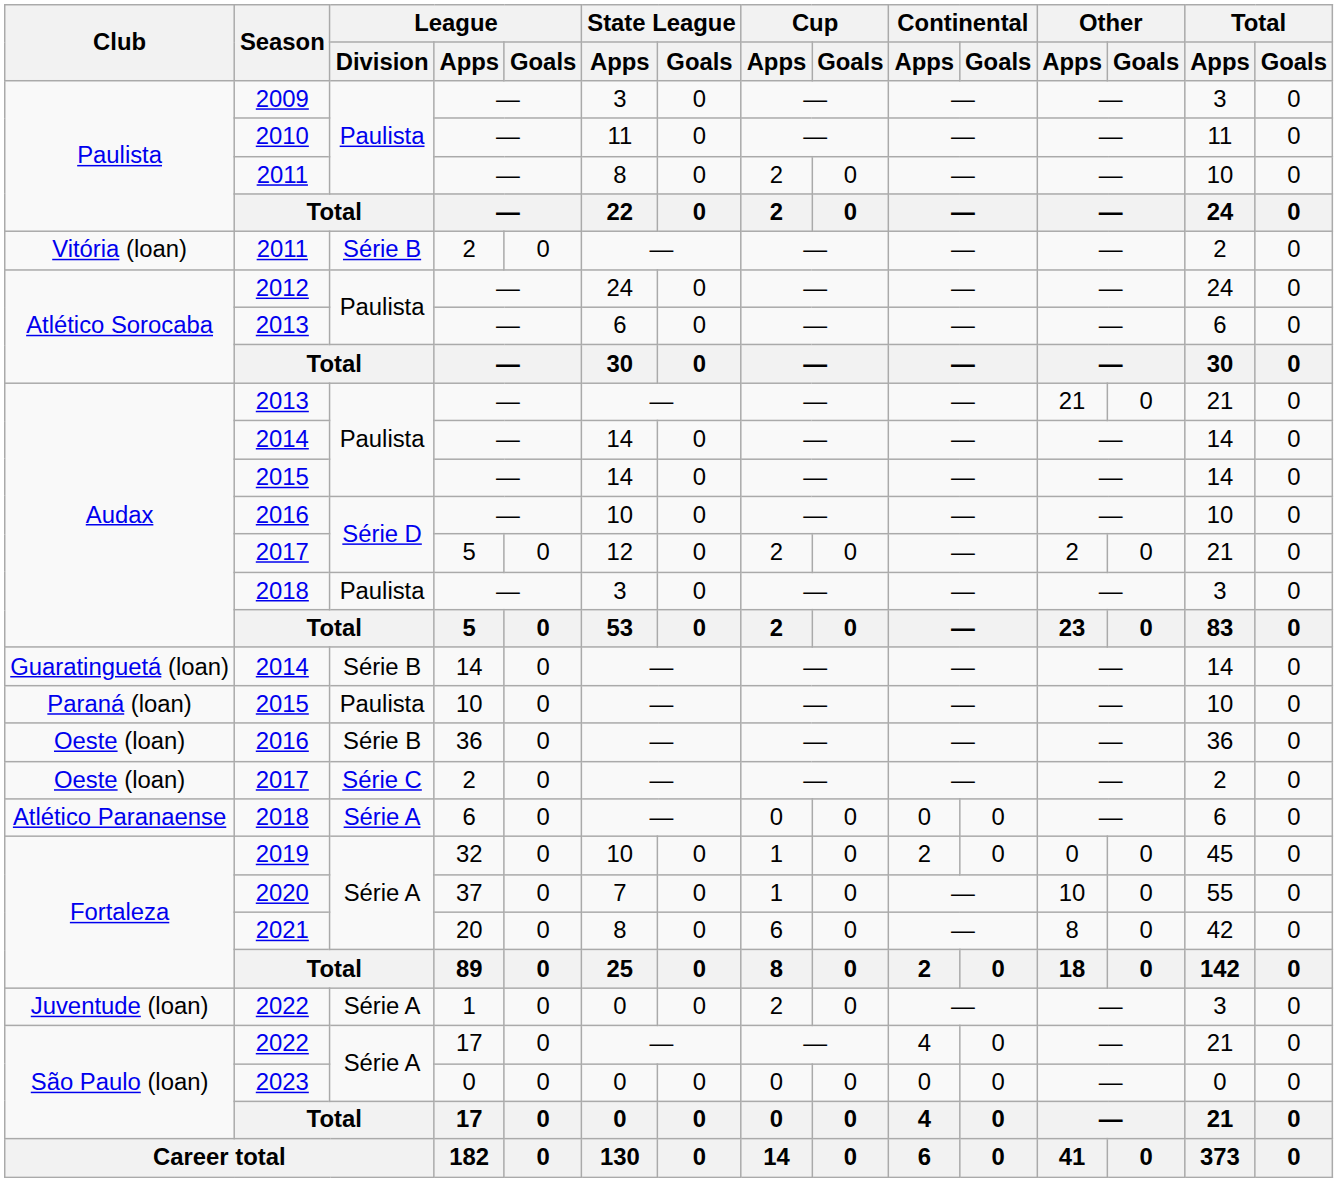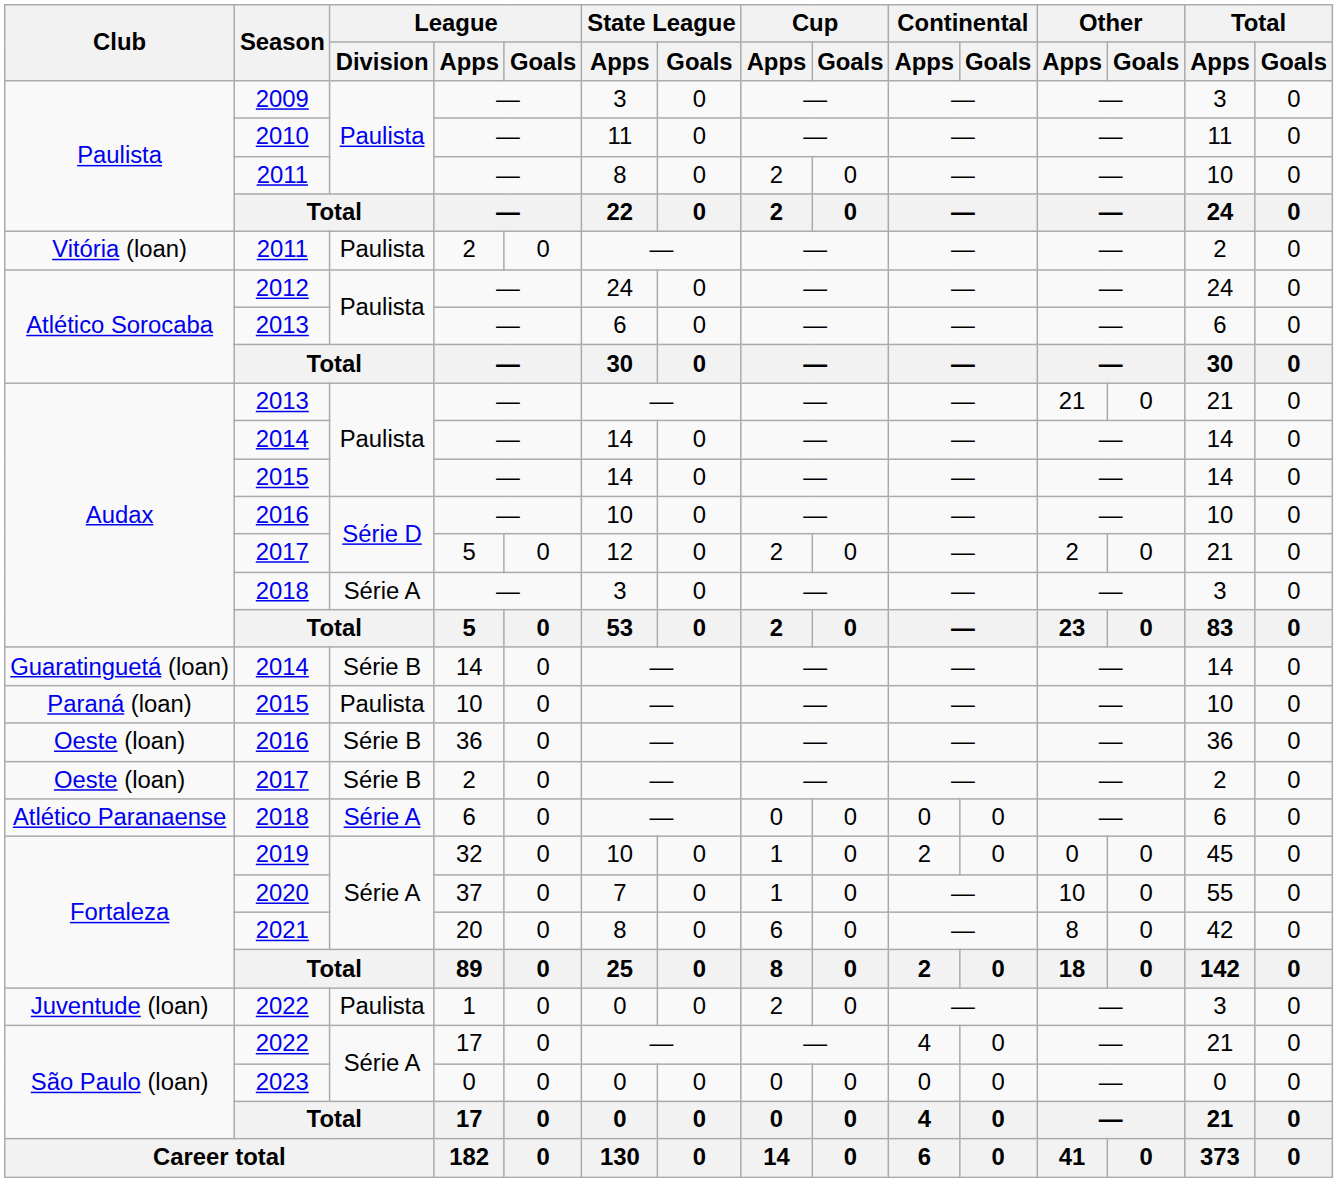(382, 250) Série B -> (382, 250) Paulista
(382, 590) Paulista -> (382, 590) Série A
(382, 779) Série C -> (382, 779) Série B
(382, 1006) Série A -> (382, 1006) Paulista
